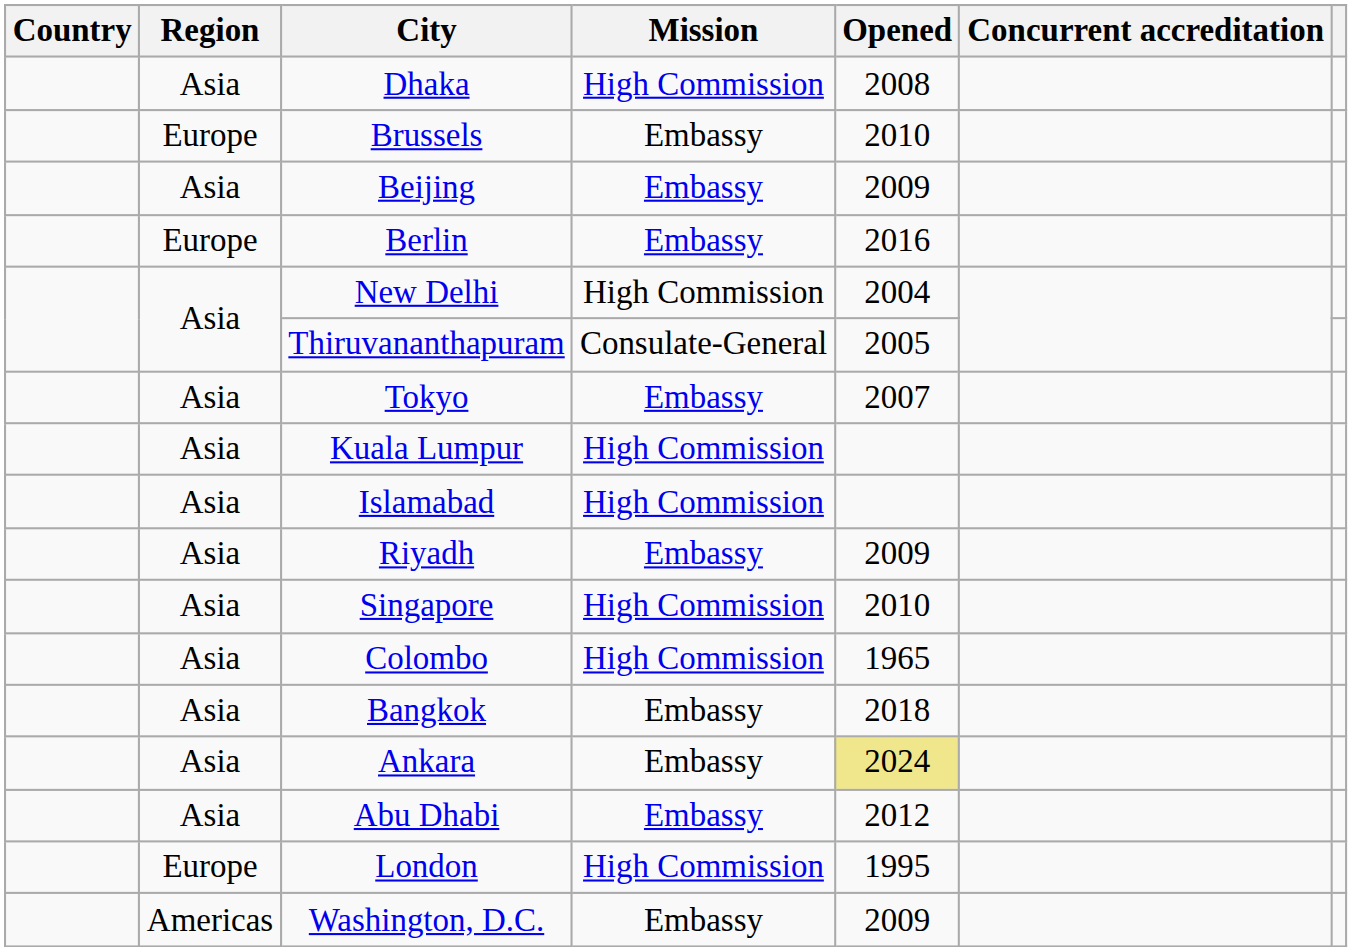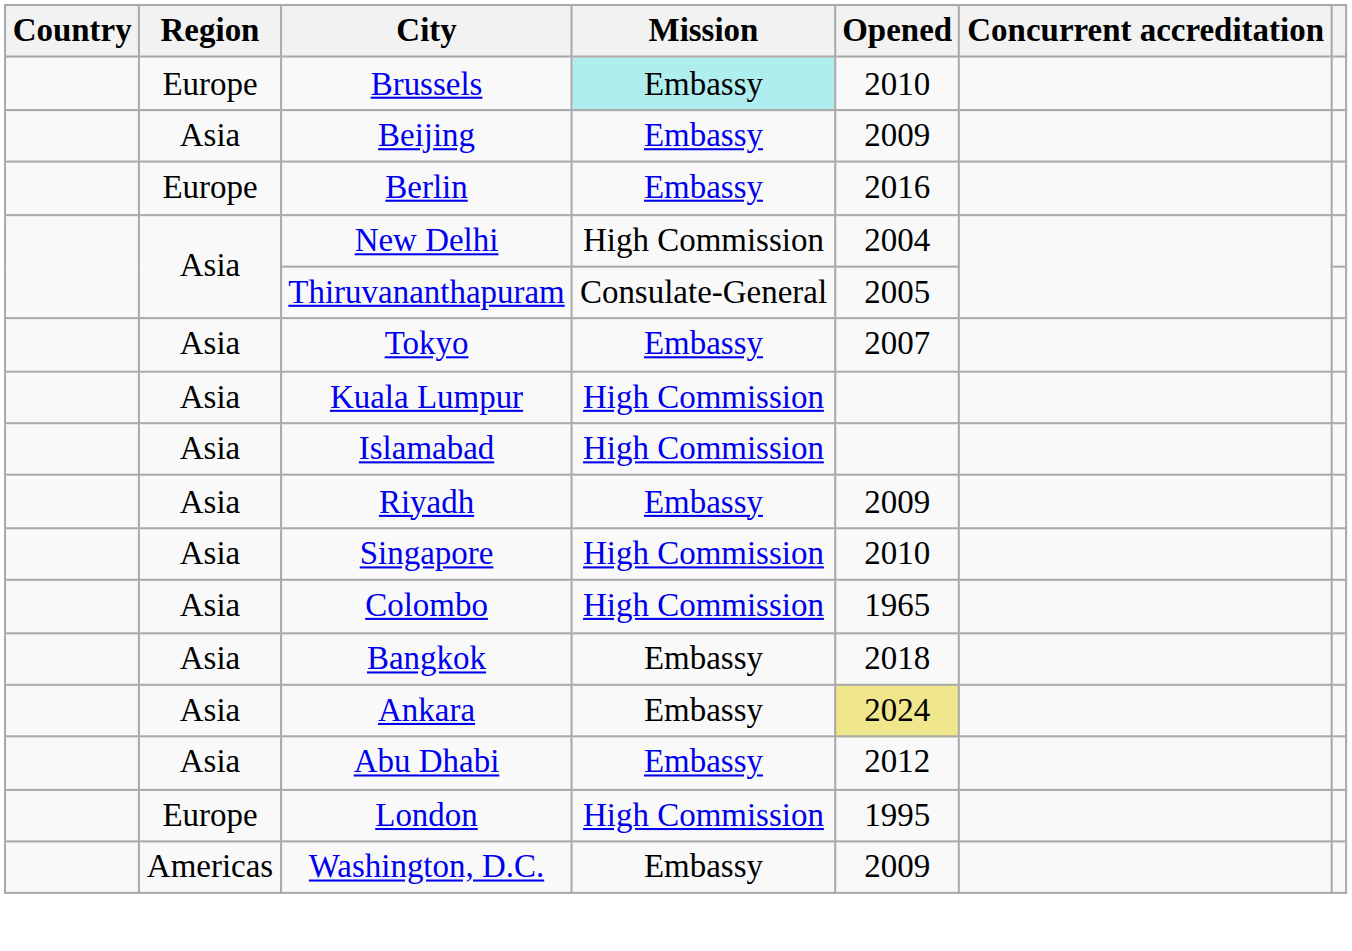- row: (427, 82)
(703, 135) no background -> (703, 82) paleturquoise background
